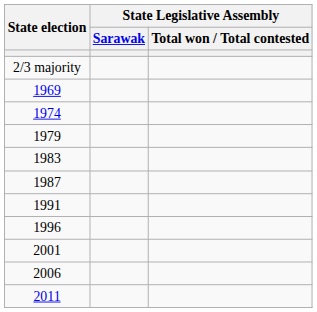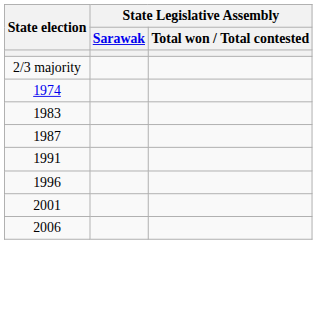- row: (47, 90)
- row: (47, 136)
- row: (47, 296)
